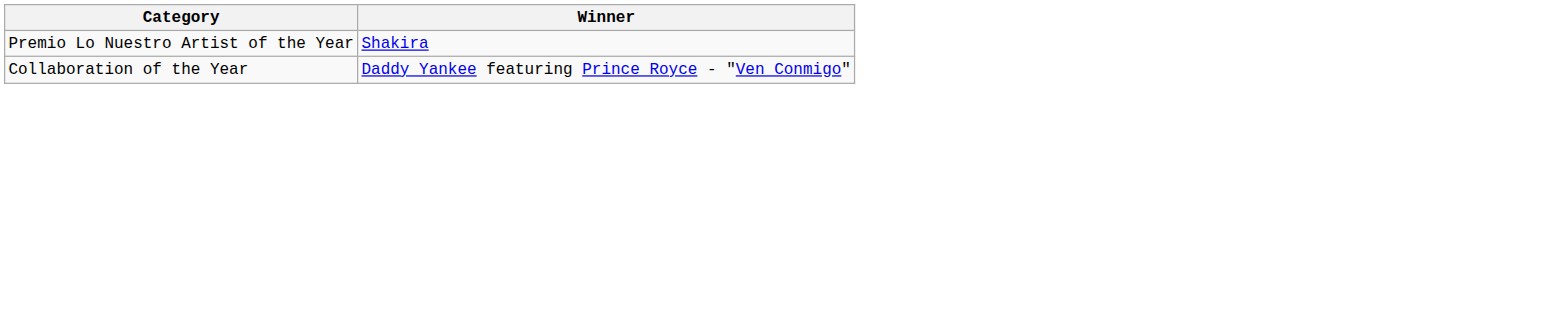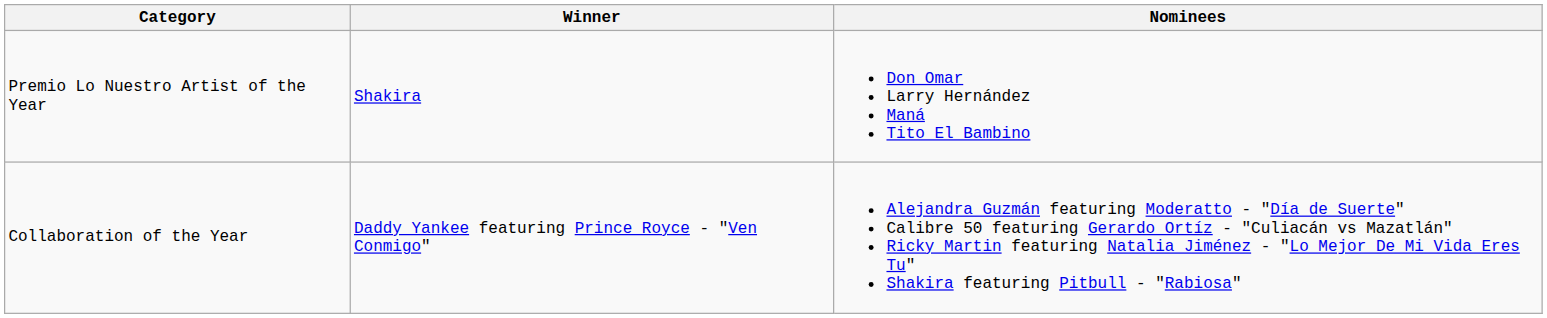+ column: (1188, 18)
